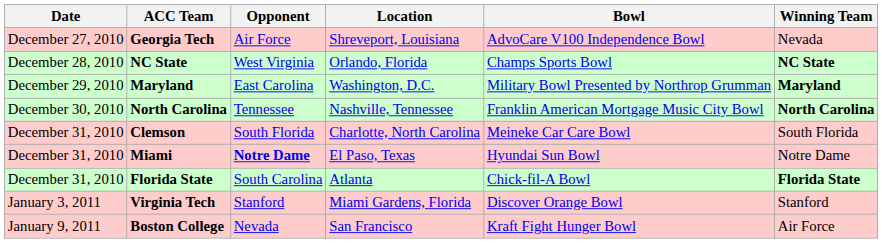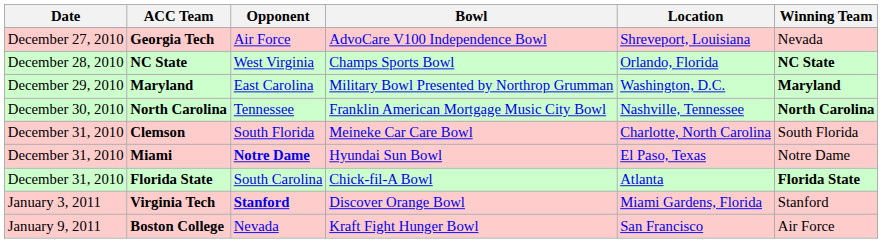columns swapped: (629, 16) <-> (405, 16)
(259, 202) normal -> (262, 202) bold
